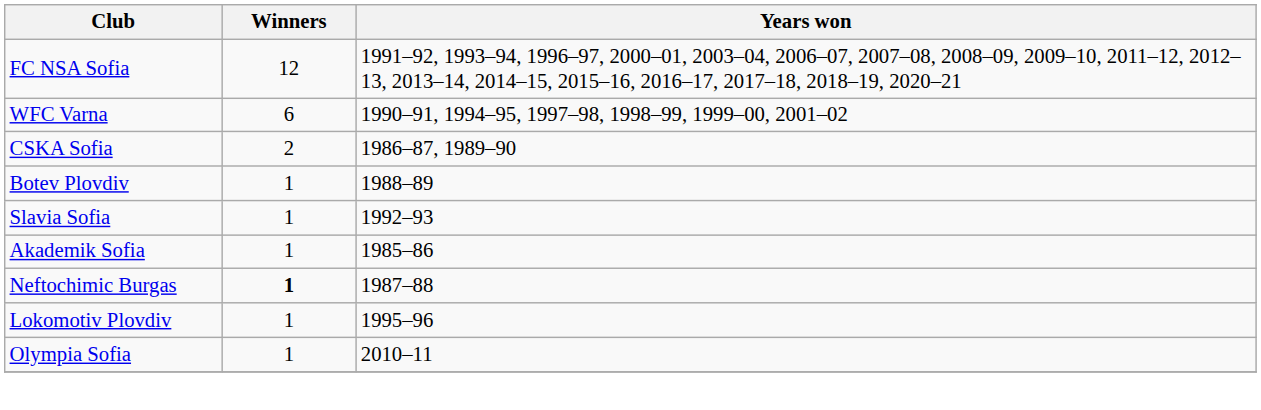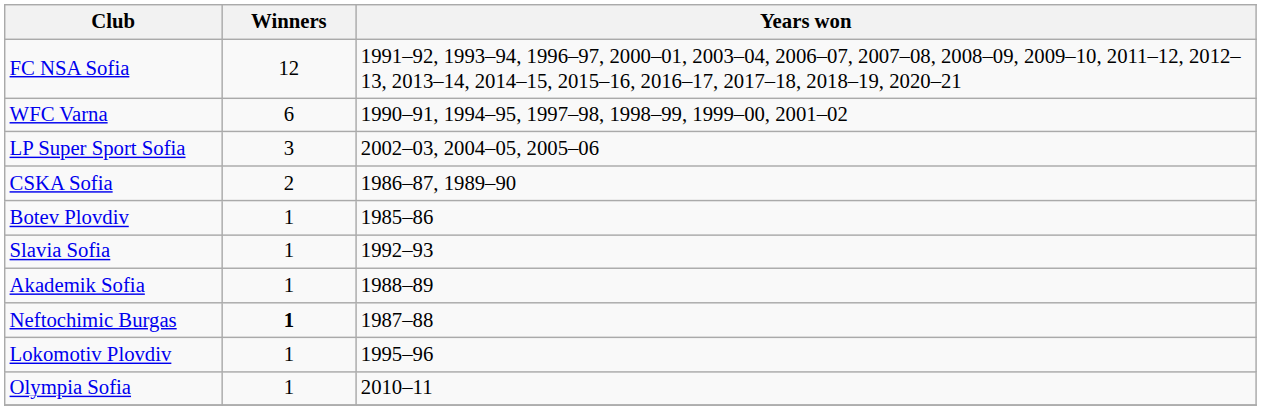+ row: (98, 149)
(397, 183) 1988–89 -> (397, 217) 1985–86
(397, 251) 1985–86 -> (397, 285) 1988–89
